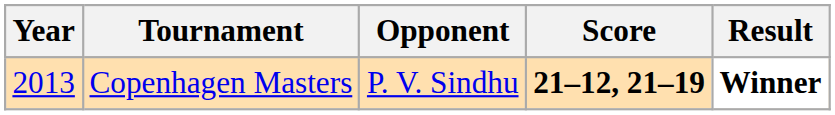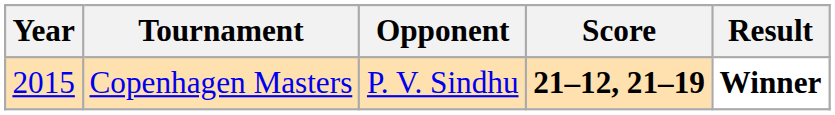(44, 82) 2013 -> (44, 82) 2015
